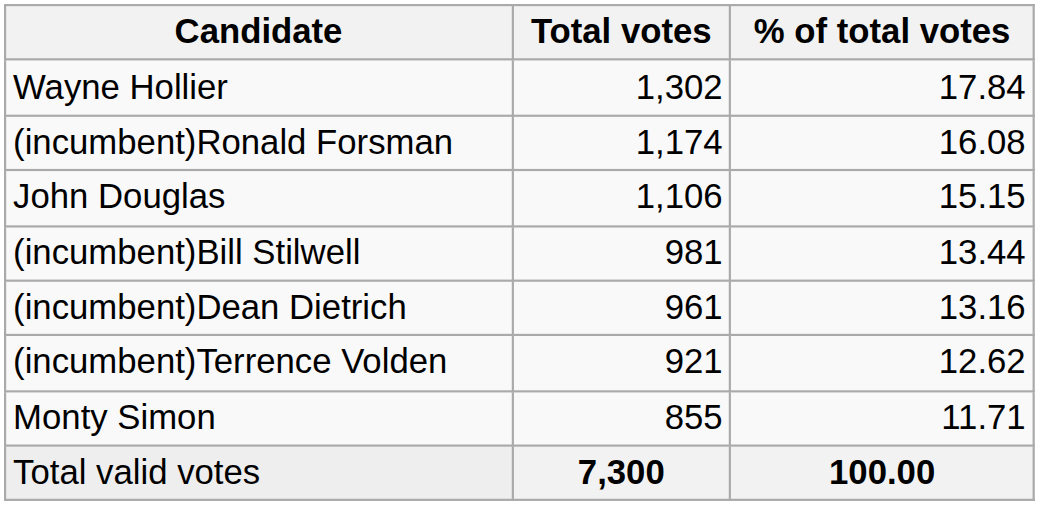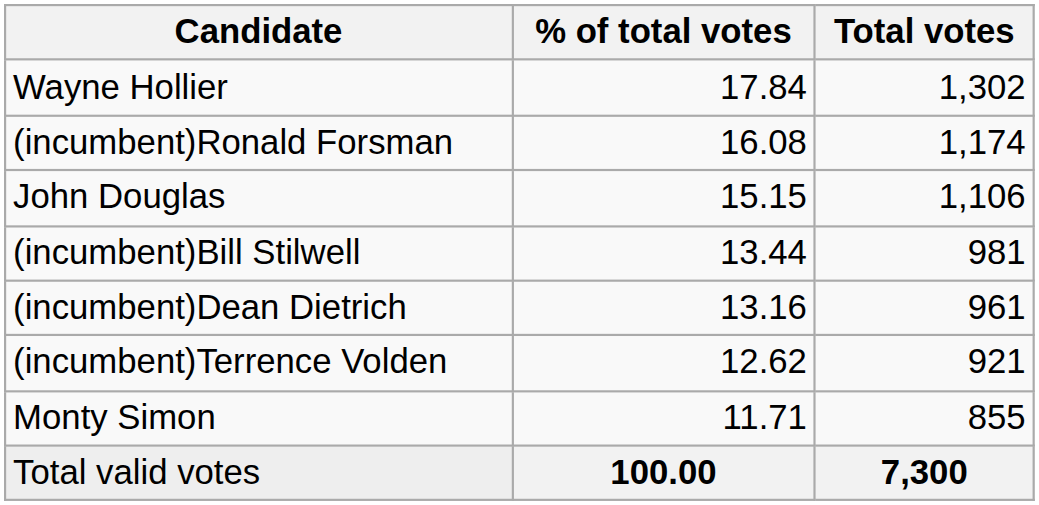columns swapped: (621, 32) <-> (882, 32)
